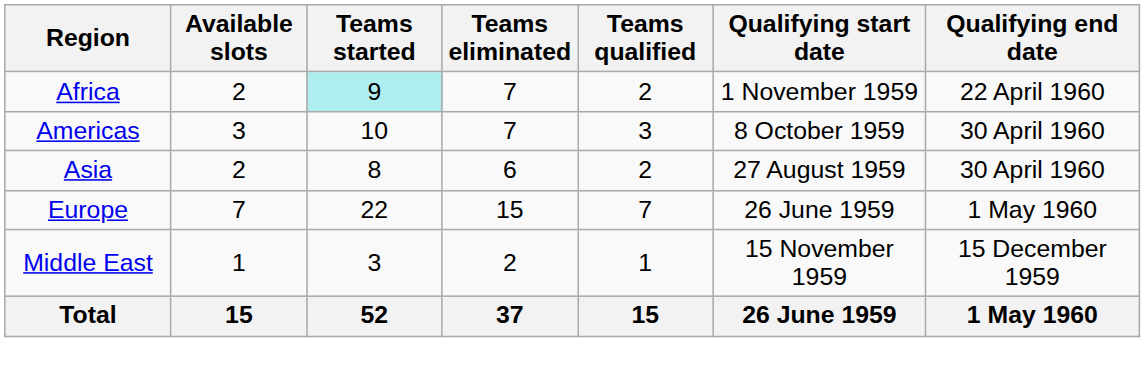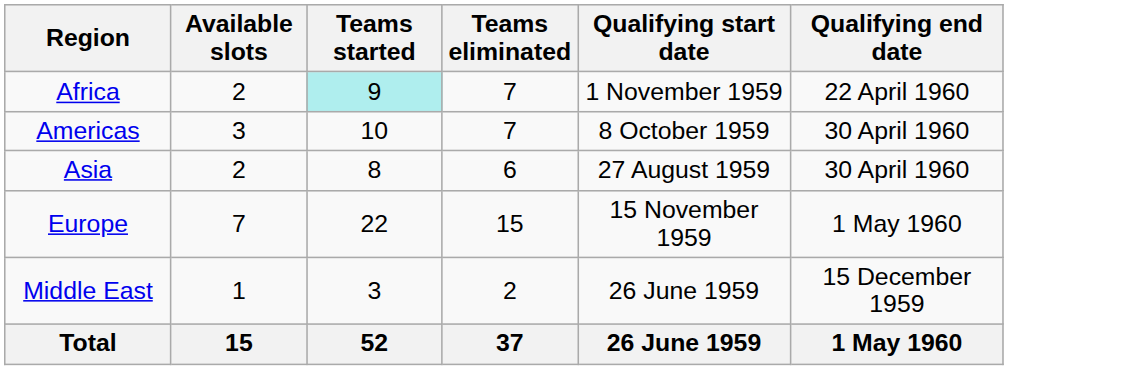- column: (645, 38)
(819, 209) 26 June 1959 -> (684, 223) 15 November 1959
(819, 262) 15 November 1959 -> (684, 290) 26 June 1959
